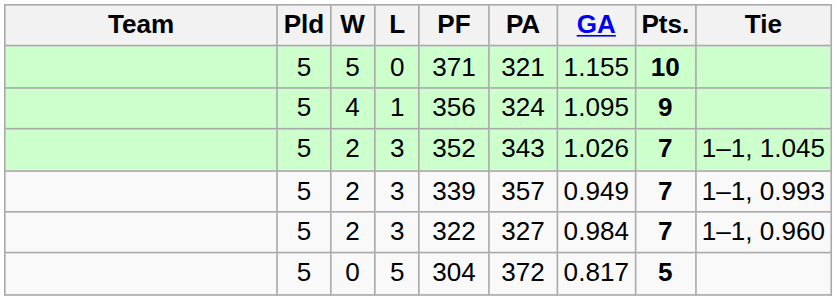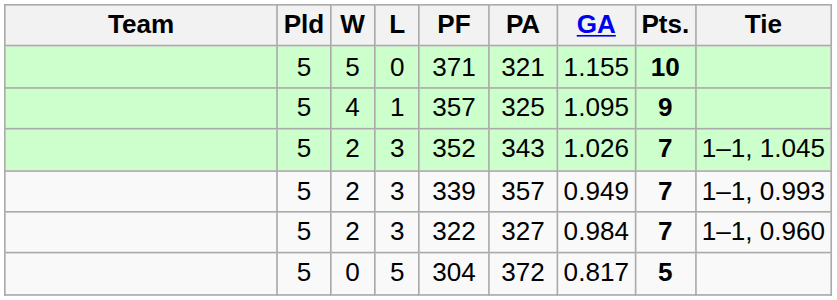(454, 107) 356 -> (454, 107) 357
(523, 107) 324 -> (523, 107) 325
